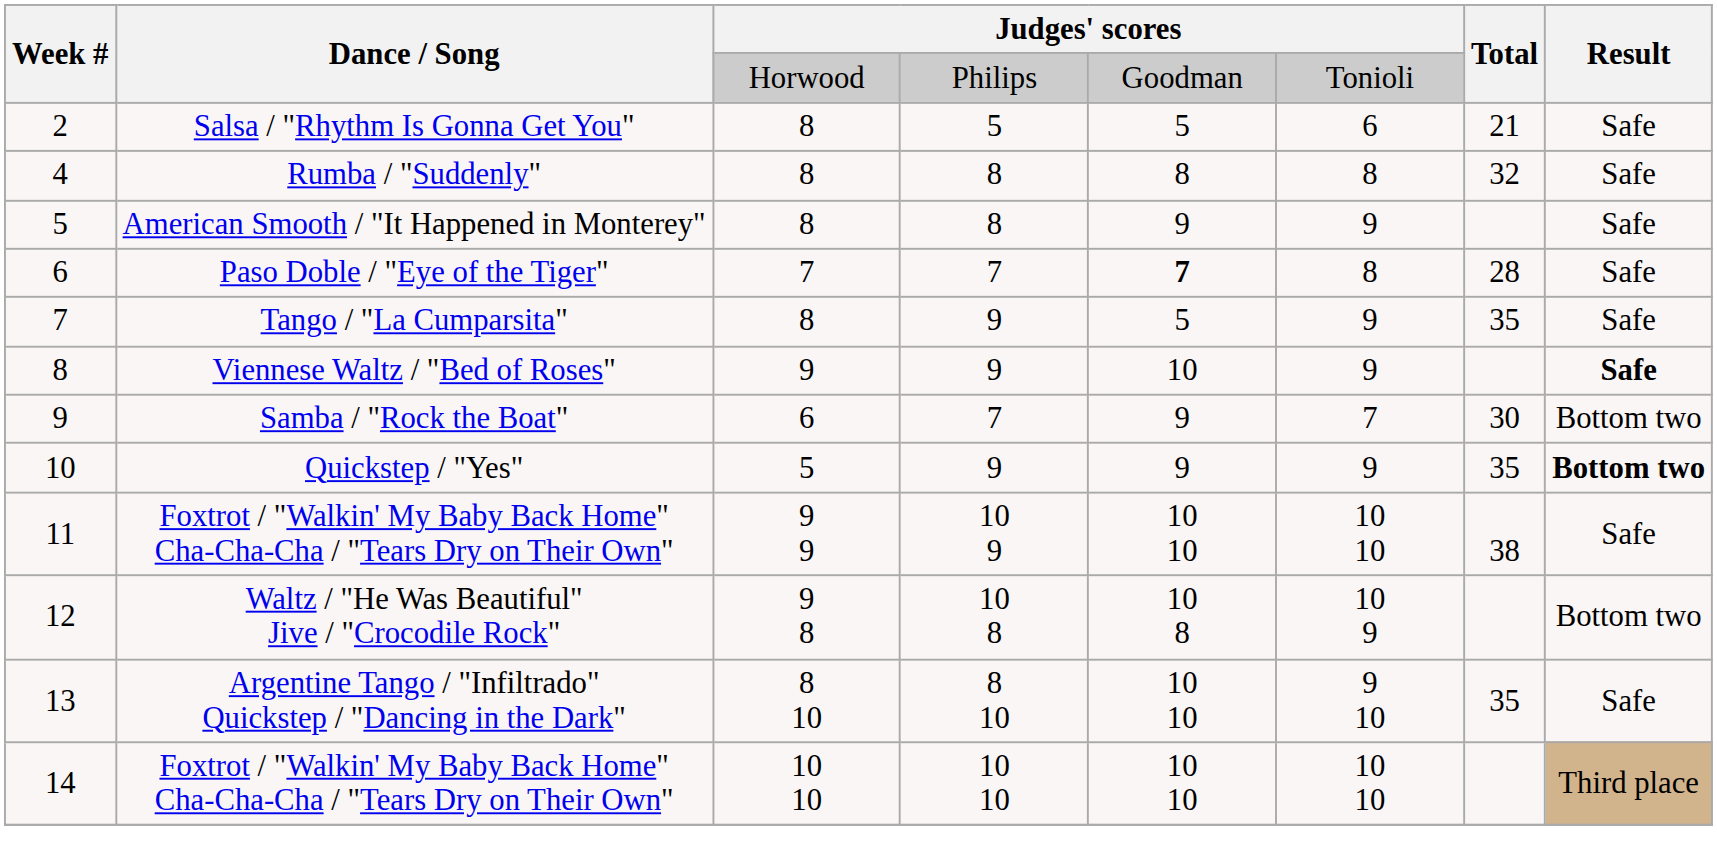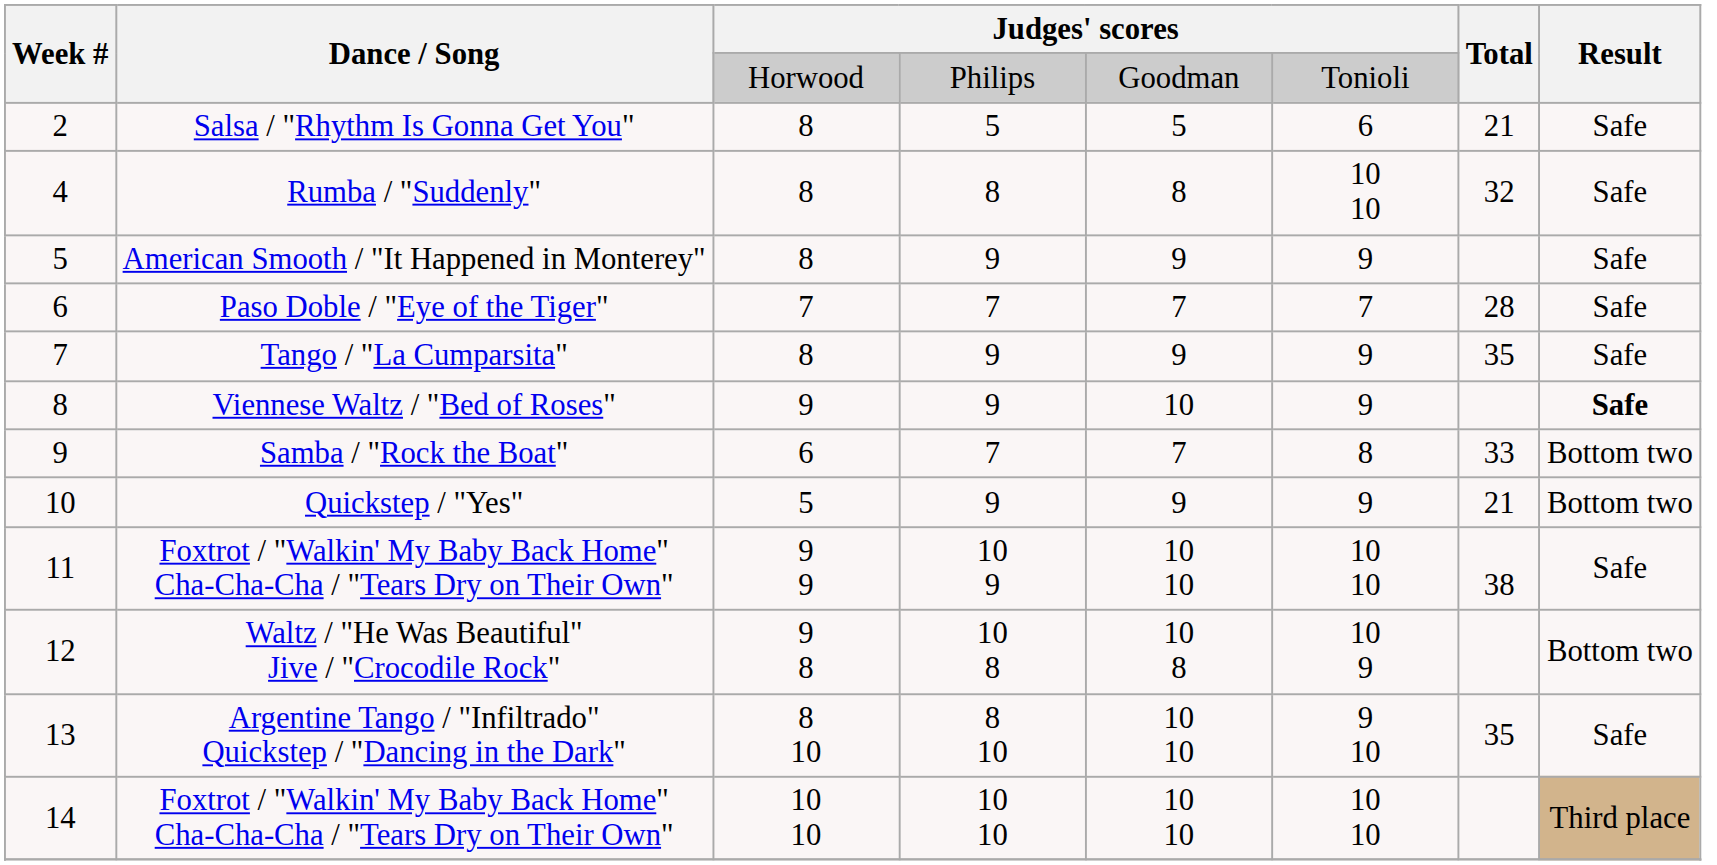(1370, 175) 8 -> (1365, 192) 10 10
(994, 223) 8 -> (992, 258) 9
(1182, 272) bold -> (1179, 307) normal
(1370, 272) 8 -> (1365, 307) 7
(1182, 321) 5 -> (1179, 355) 9
(1182, 418) 9 -> (1179, 453) 7
(1370, 418) 7 -> (1365, 453) 8
(1505, 418) 30 -> (1499, 453) 33
(1505, 467) 35 -> (1499, 501) 21
(1629, 467) bold -> (1620, 501) normal
